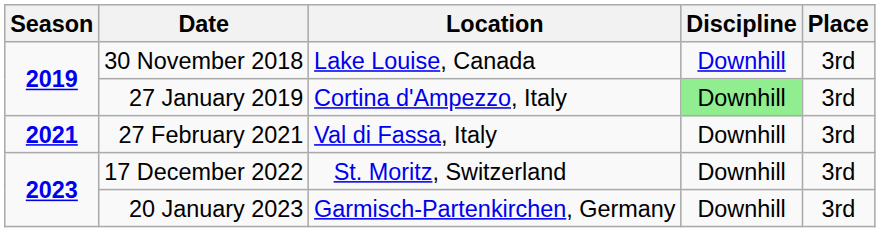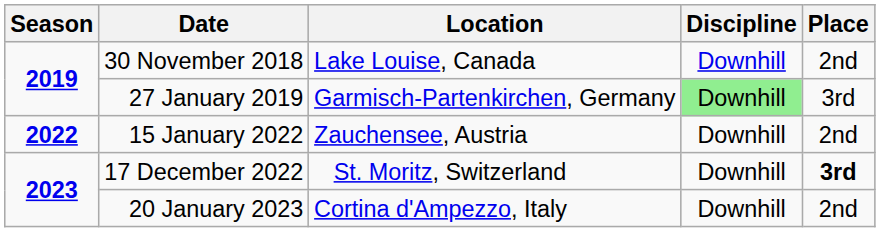(838, 61) 3rd -> (838, 61) 2nd
(441, 98) Cortina d'Ampezzo, Italy -> (495, 98) Garmisch-Partenkirchen, Germany
- row: (211, 135)
+ row: (216, 135)
(838, 172) normal -> (838, 172) bold
(495, 209) Garmisch-Partenkirchen, Germany -> (441, 209) Cortina d'Ampezzo, Italy
(838, 209) 3rd -> (838, 209) 2nd
